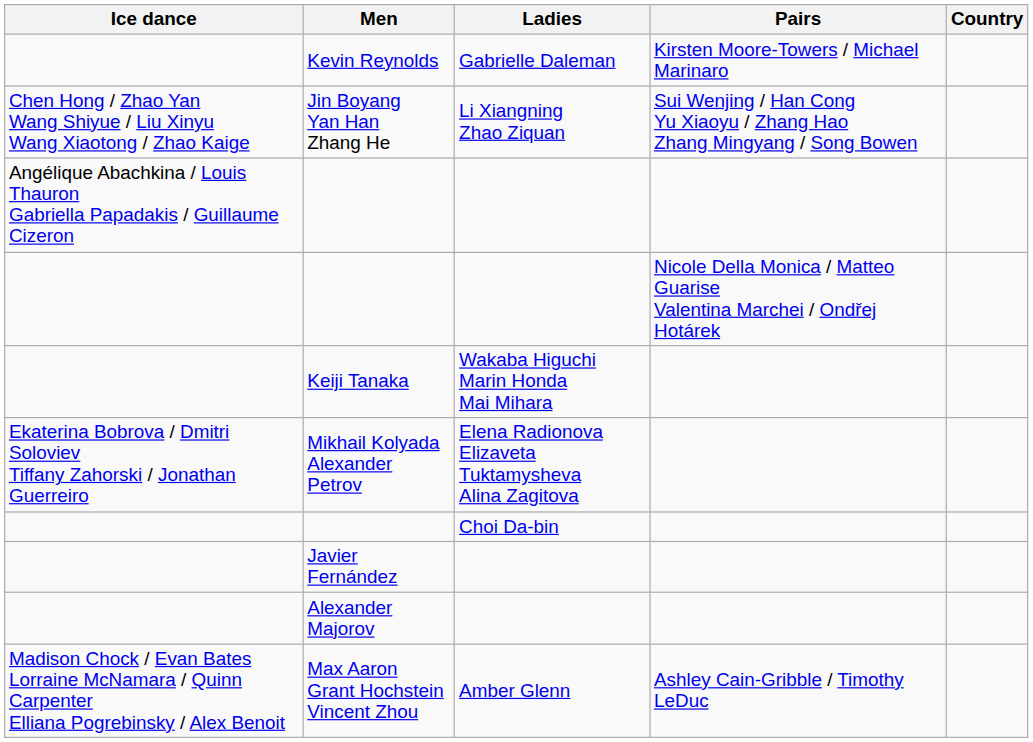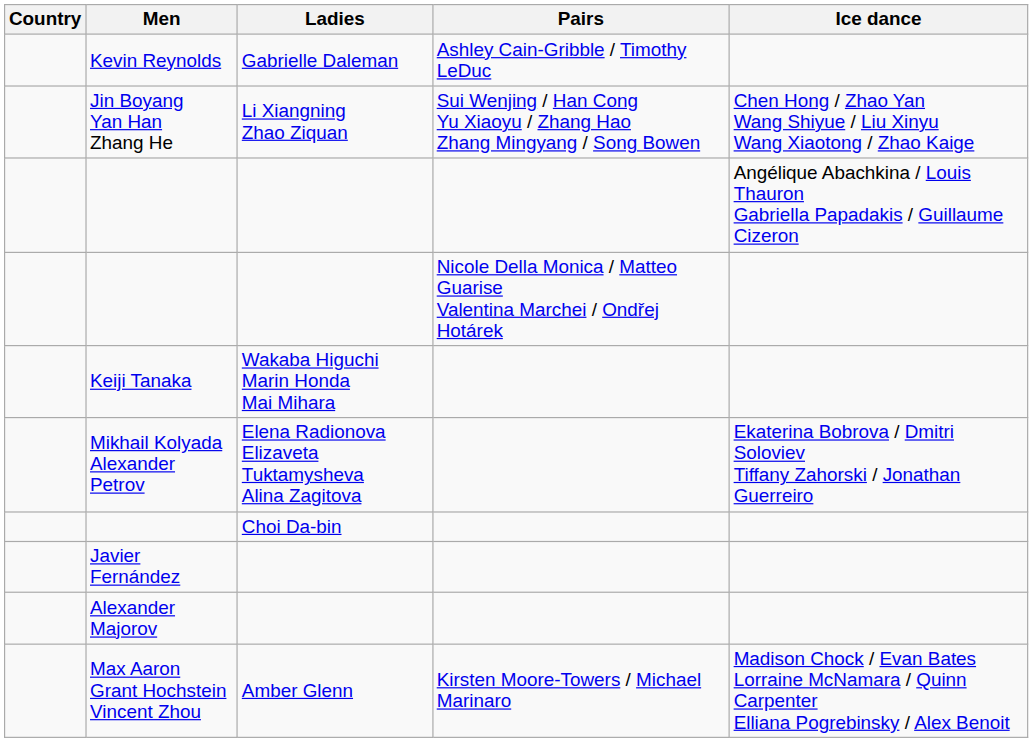columns swapped: (987, 19) <-> (154, 19)
(786, 60) Kirsten Moore-Towers / Michael Marinaro -> (562, 60) Ashley Cain-Gribble / Timothy LeDuc
(779, 690) Ashley Cain-Gribble / Timothy LeDuc -> (569, 690) Kirsten Moore-Towers / Michael Marinaro
